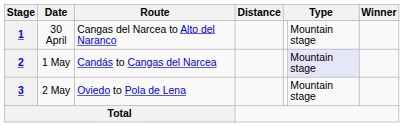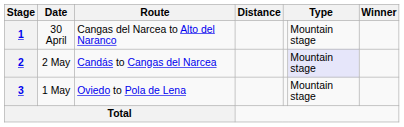(56, 63) 1 May -> (56, 63) 2 May
(56, 91) 2 May -> (56, 91) 1 May
